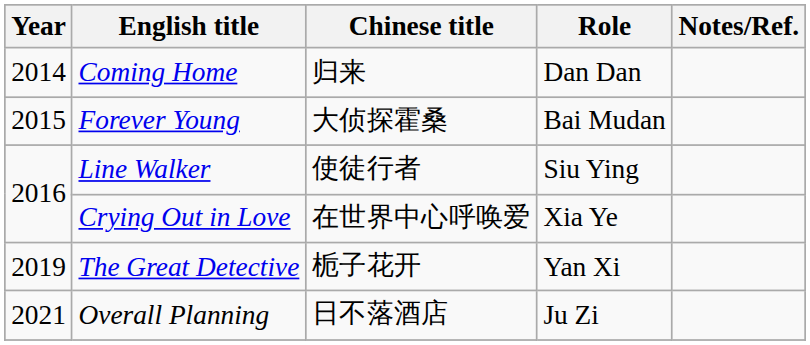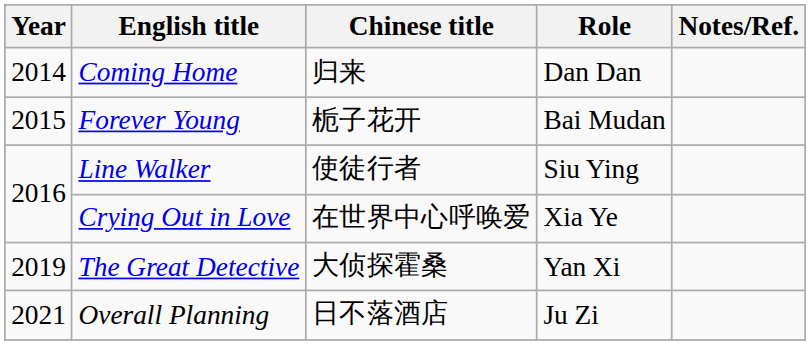(380, 119) 大侦探霍桑 -> (367, 119) 栀子花开
(367, 265) 栀子花开 -> (380, 265) 大侦探霍桑
